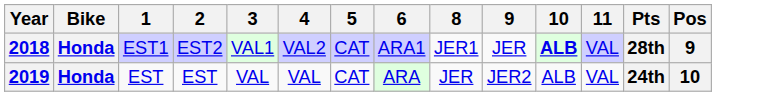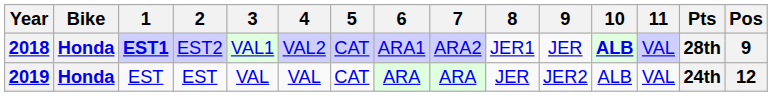+ column: (458, 18)
(146, 47) normal -> (146, 47) bold
(690, 76) 10 -> (746, 76) 12
